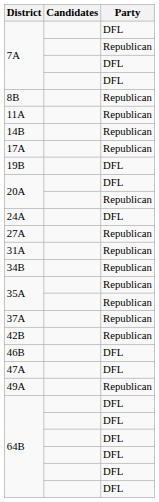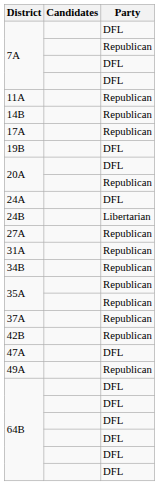- row: (13, 98)
+ row: (16, 217)
- row: (16, 353)
